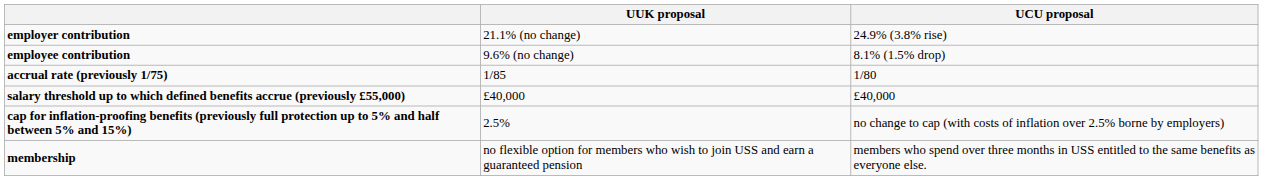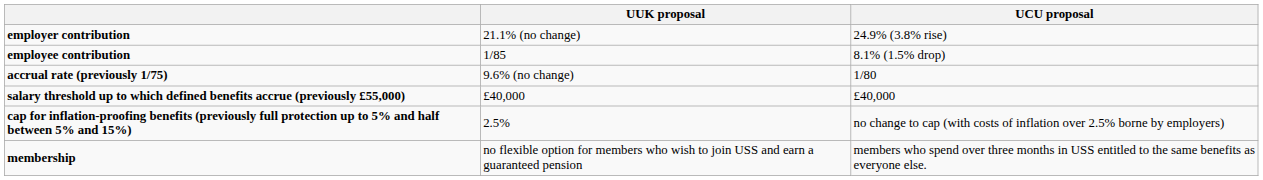(529, 55) 9.6% (no change) -> (495, 55) 1/85
(495, 75) 1/85 -> (529, 75) 9.6% (no change)
